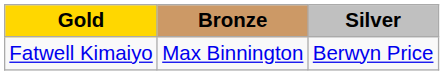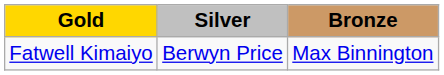columns swapped: (373, 20) <-> (233, 20)
